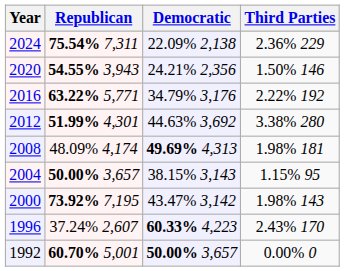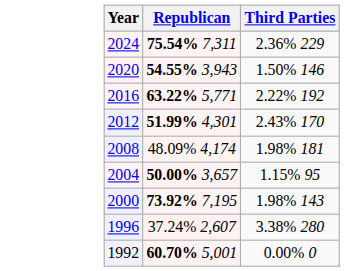- column: (192, 18)
(290, 122) 3.38% 280 -> (290, 122) 2.43% 170
(290, 226) 2.43% 170 -> (290, 226) 3.38% 280
